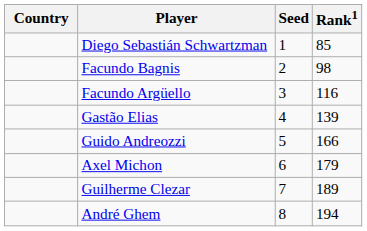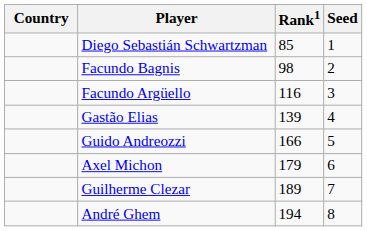columns swapped: (337, 18) <-> (294, 18)
